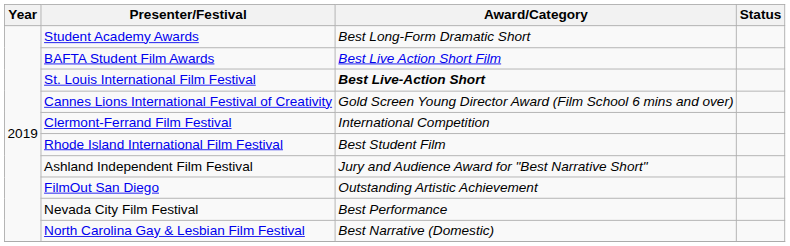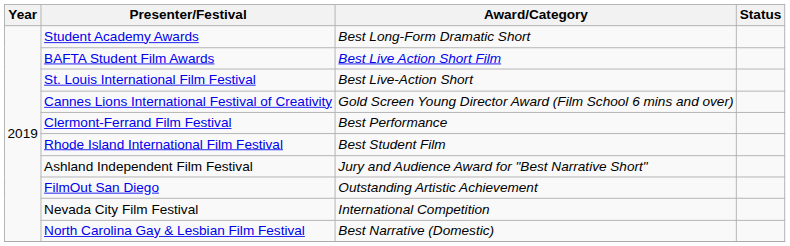(412, 79) bold -> (406, 79) normal
(414, 123) International Competition -> (393, 123) Best Performance
(393, 209) Best Performance -> (414, 209) International Competition
